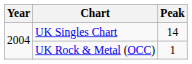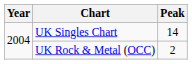(173, 50) 1 -> (173, 50) 2
